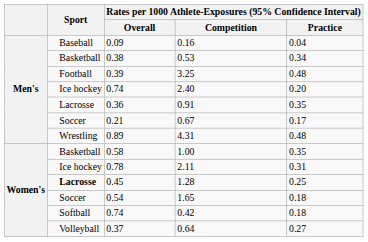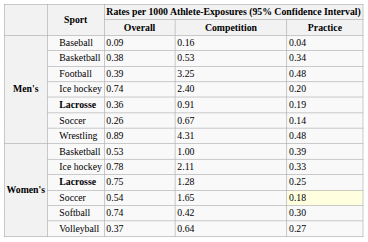(72, 105) normal -> (73, 105) bold
(298, 105) 0.35 -> (298, 105) 0.19
(115, 120) 0.21 -> (115, 120) 0.26
(298, 120) 0.17 -> (298, 120) 0.14
(115, 151) 0.58 -> (115, 151) 0.53
(298, 151) 0.35 -> (298, 151) 0.39
(298, 167) 0.31 -> (298, 167) 0.33
(115, 182) 0.45 -> (115, 182) 0.75
(298, 197) no background -> (298, 197) lightyellow background
(298, 213) 0.18 -> (298, 213) 0.30
